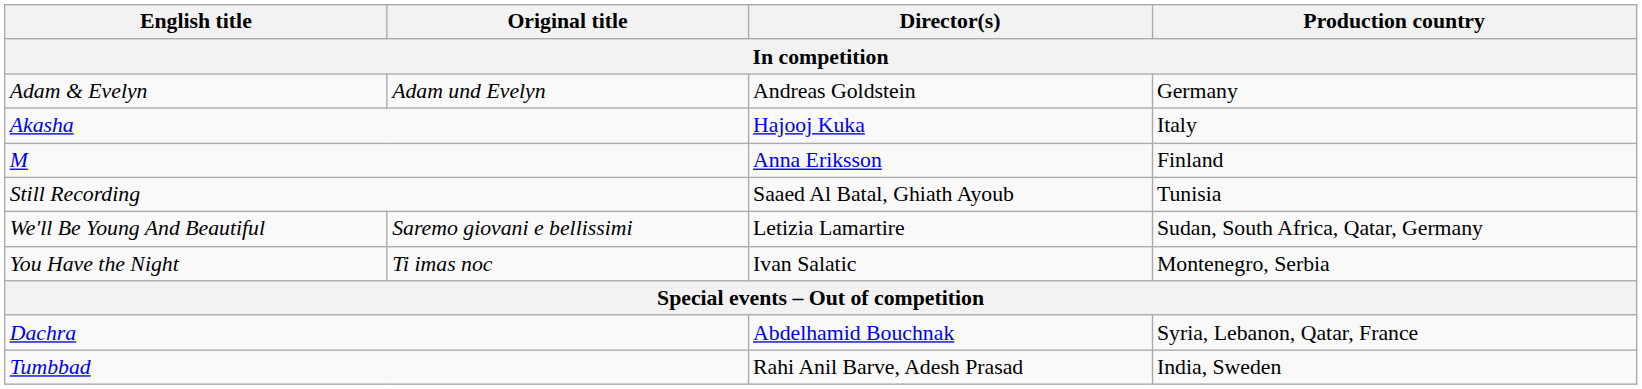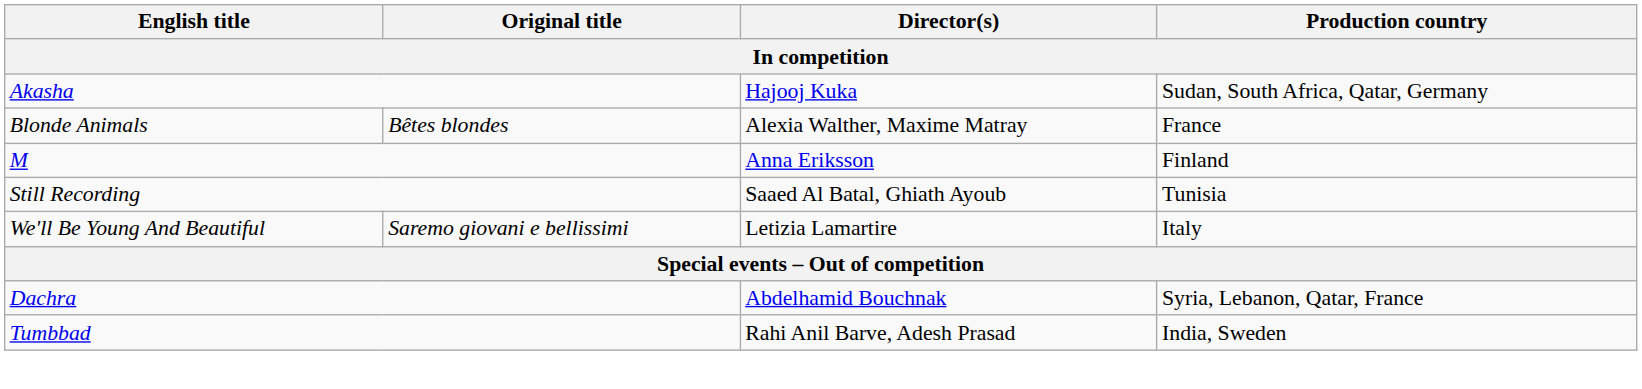- row: (79, 90)
(1177, 125) Italy -> (1325, 90) Sudan, South Africa, Qatar, Germany
+ row: (79, 125)
(1320, 228) Sudan, South Africa, Qatar, Germany -> (1182, 228) Italy
- row: (94, 263)
